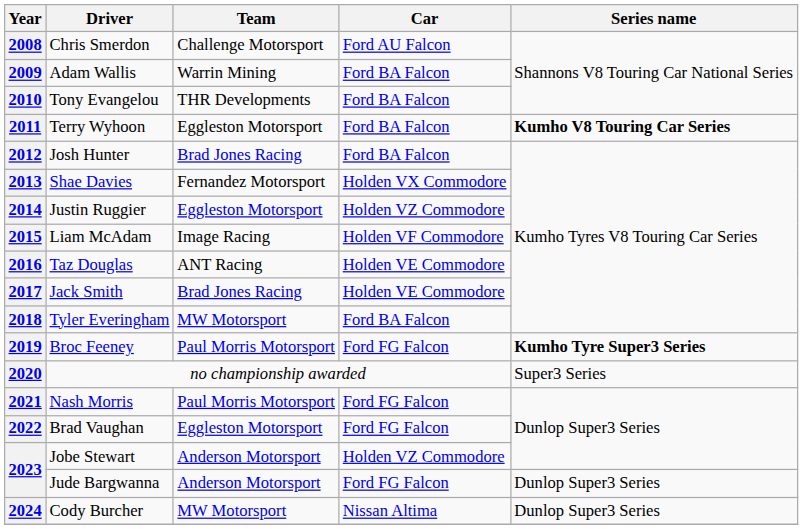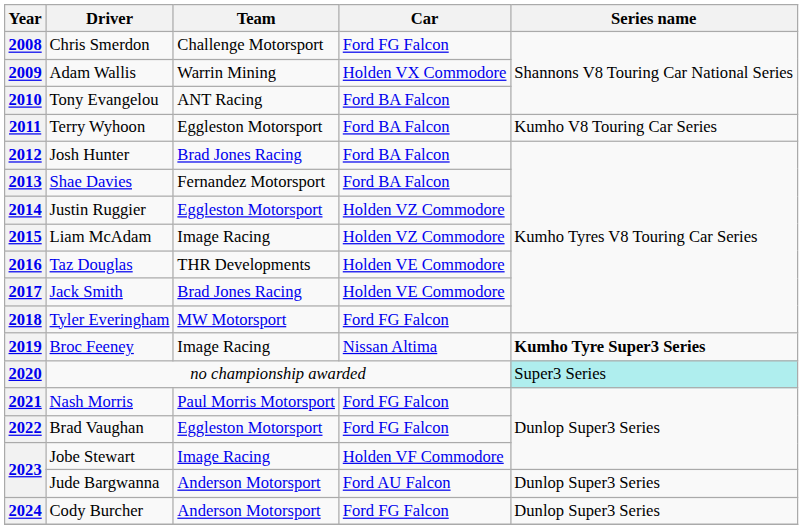(397, 45) Ford AU Falcon -> (396, 45) Ford FG Falcon
(396, 72) Ford BA Falcon -> (425, 72) Holden VX Commodore
(244, 99) THR Developments -> (220, 99) ANT Racing
(622, 127) bold -> (616, 127) normal
(425, 182) Holden VX Commodore -> (396, 182) Ford BA Falcon
(423, 236) Holden VF Commodore -> (424, 236) Holden VZ Commodore
(220, 264) ANT Racing -> (244, 264) THR Developments
(396, 318) Ford BA Falcon -> (396, 318) Ford FG Falcon
(256, 346) Paul Morris Motorsport -> (224, 346) Image Racing
(396, 346) Ford FG Falcon -> (390, 346) Nissan Altima
(560, 373) no background -> (560, 373) paleturquoise background
(249, 455) Anderson Motorsport -> (224, 455) Image Racing
(424, 455) Holden VZ Commodore -> (423, 455) Holden VF Commodore
(396, 483) Ford FG Falcon -> (397, 483) Ford AU Falcon
(232, 510) MW Motorsport -> (249, 510) Anderson Motorsport
(390, 510) Nissan Altima -> (396, 510) Ford FG Falcon
